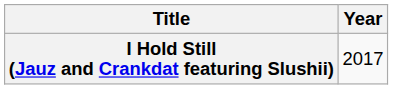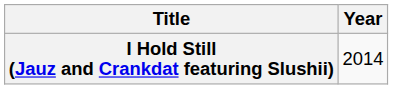(363, 58) 2017 -> (363, 58) 2014
